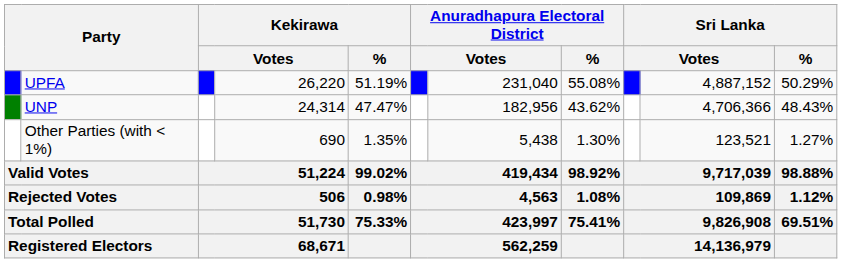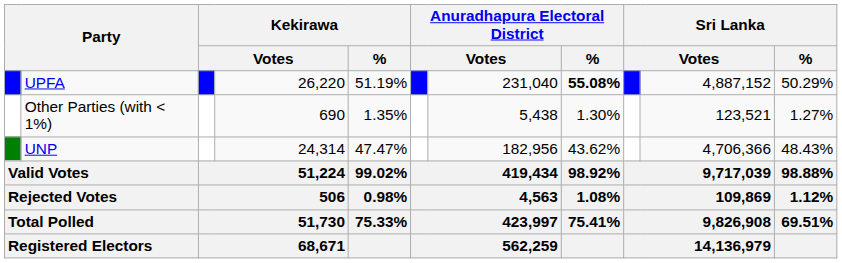(594, 82) normal -> (594, 82) bold
rows swapped: (41, 107) <-> (95, 140)
